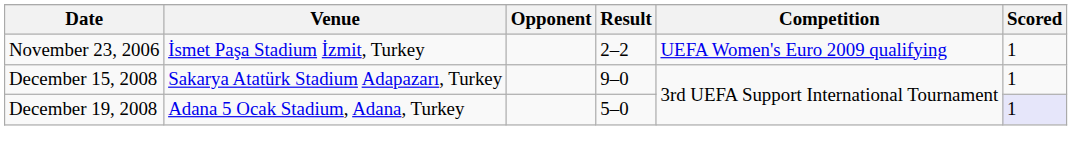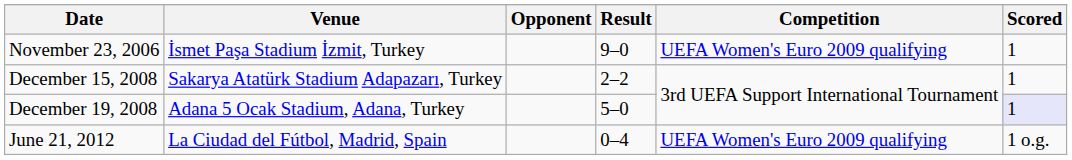(615, 49) 2–2 -> (615, 49) 9–0
(615, 79) 9–0 -> (615, 79) 2–2
+ row: (62, 139)
